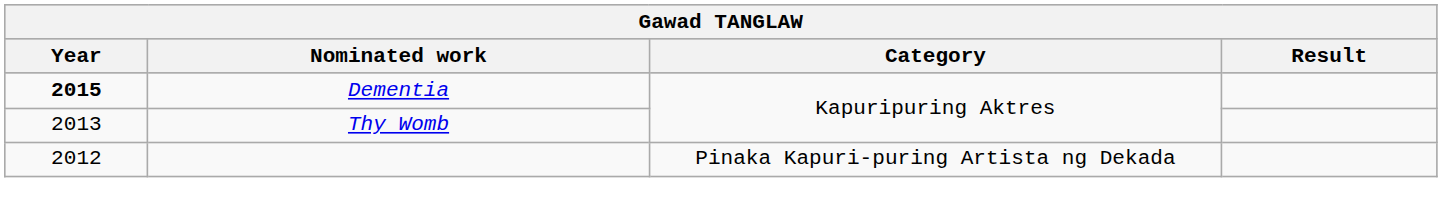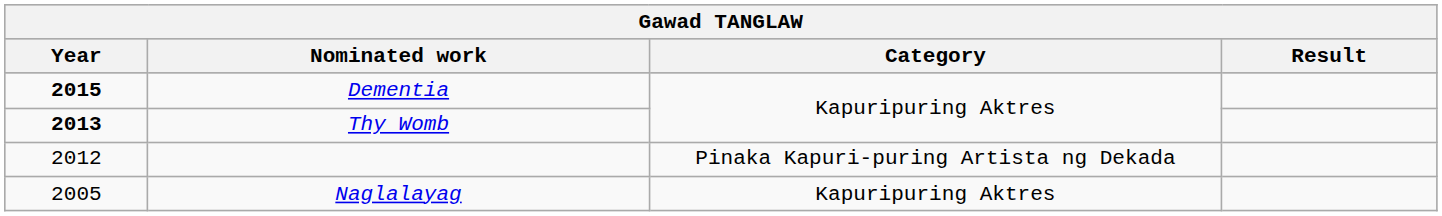(76, 125) normal -> (76, 125) bold
+ row: (399, 194)
